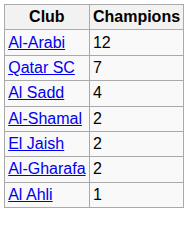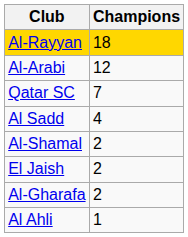+ row: (45, 42)
